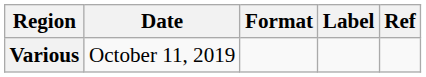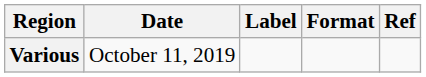columns swapped: (279, 21) <-> (349, 21)
